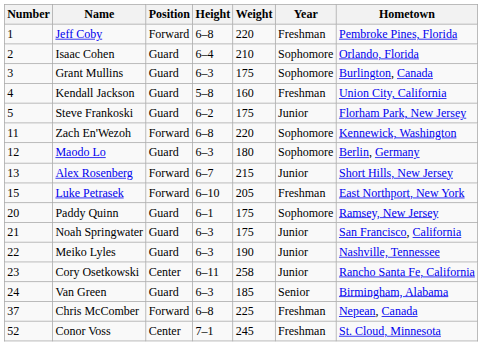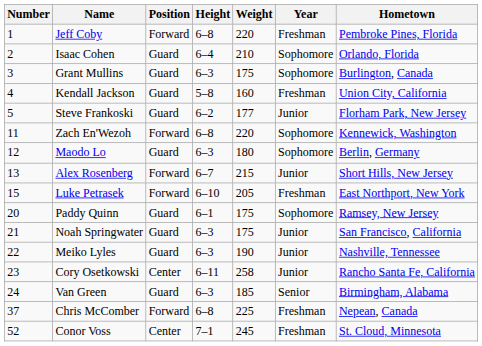(245, 113) 175 -> (245, 113) 177
